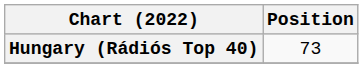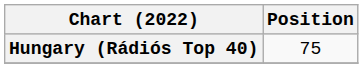(310, 49) 73 -> (310, 49) 75
